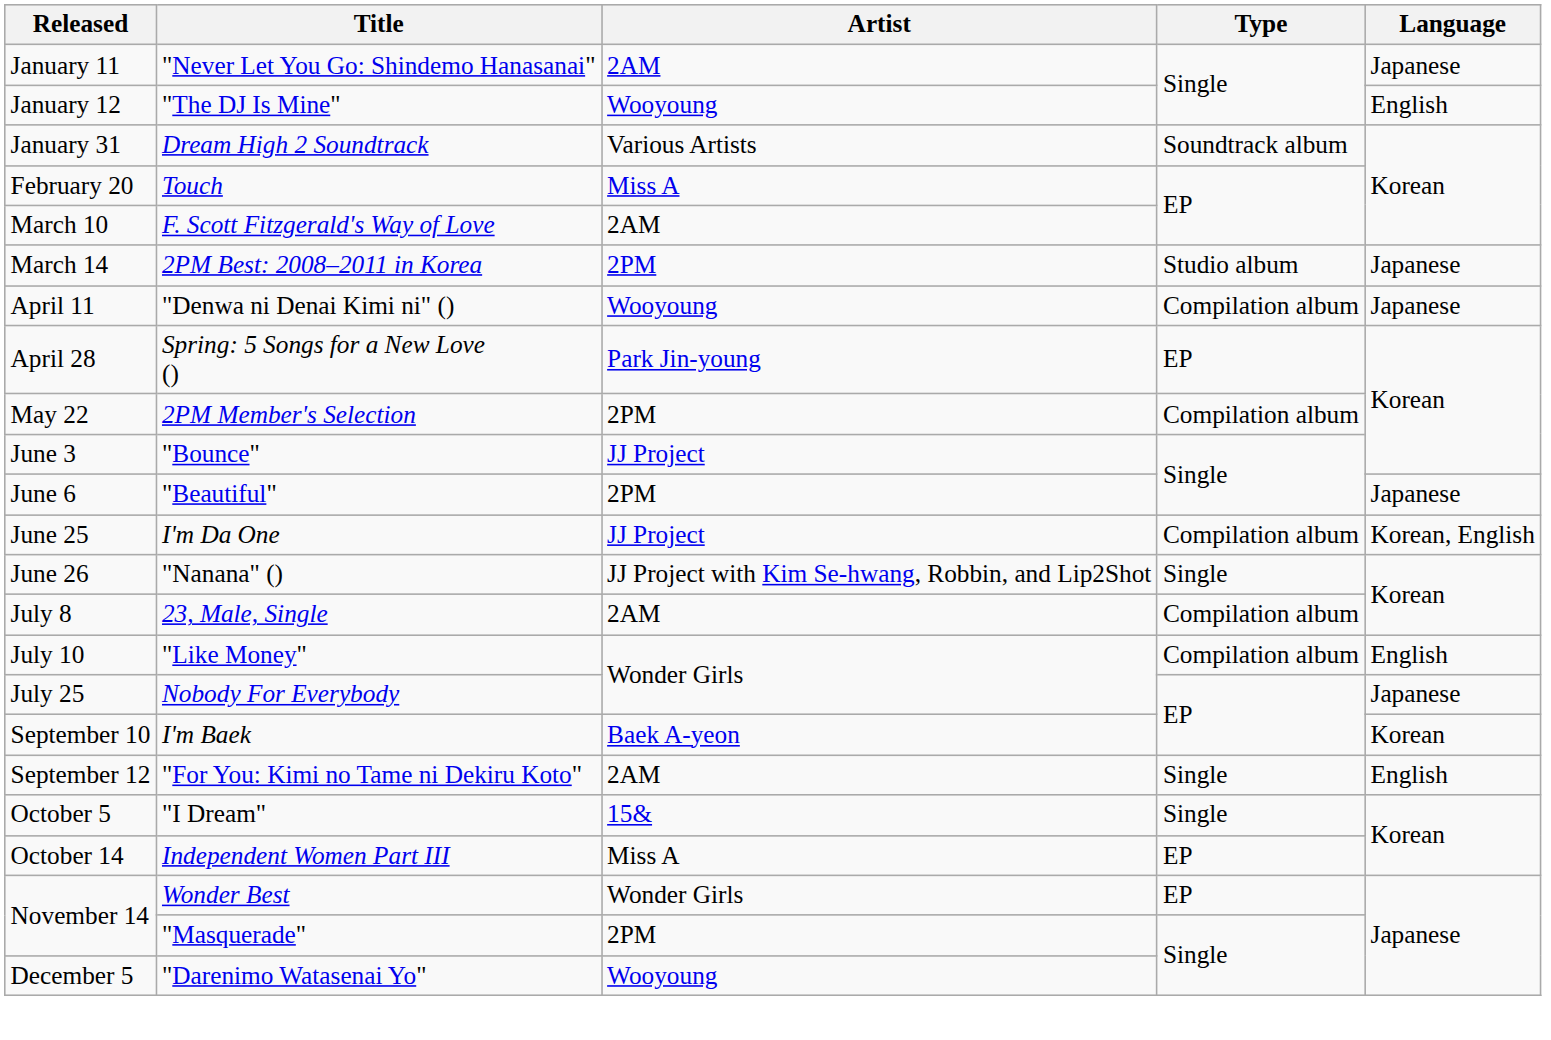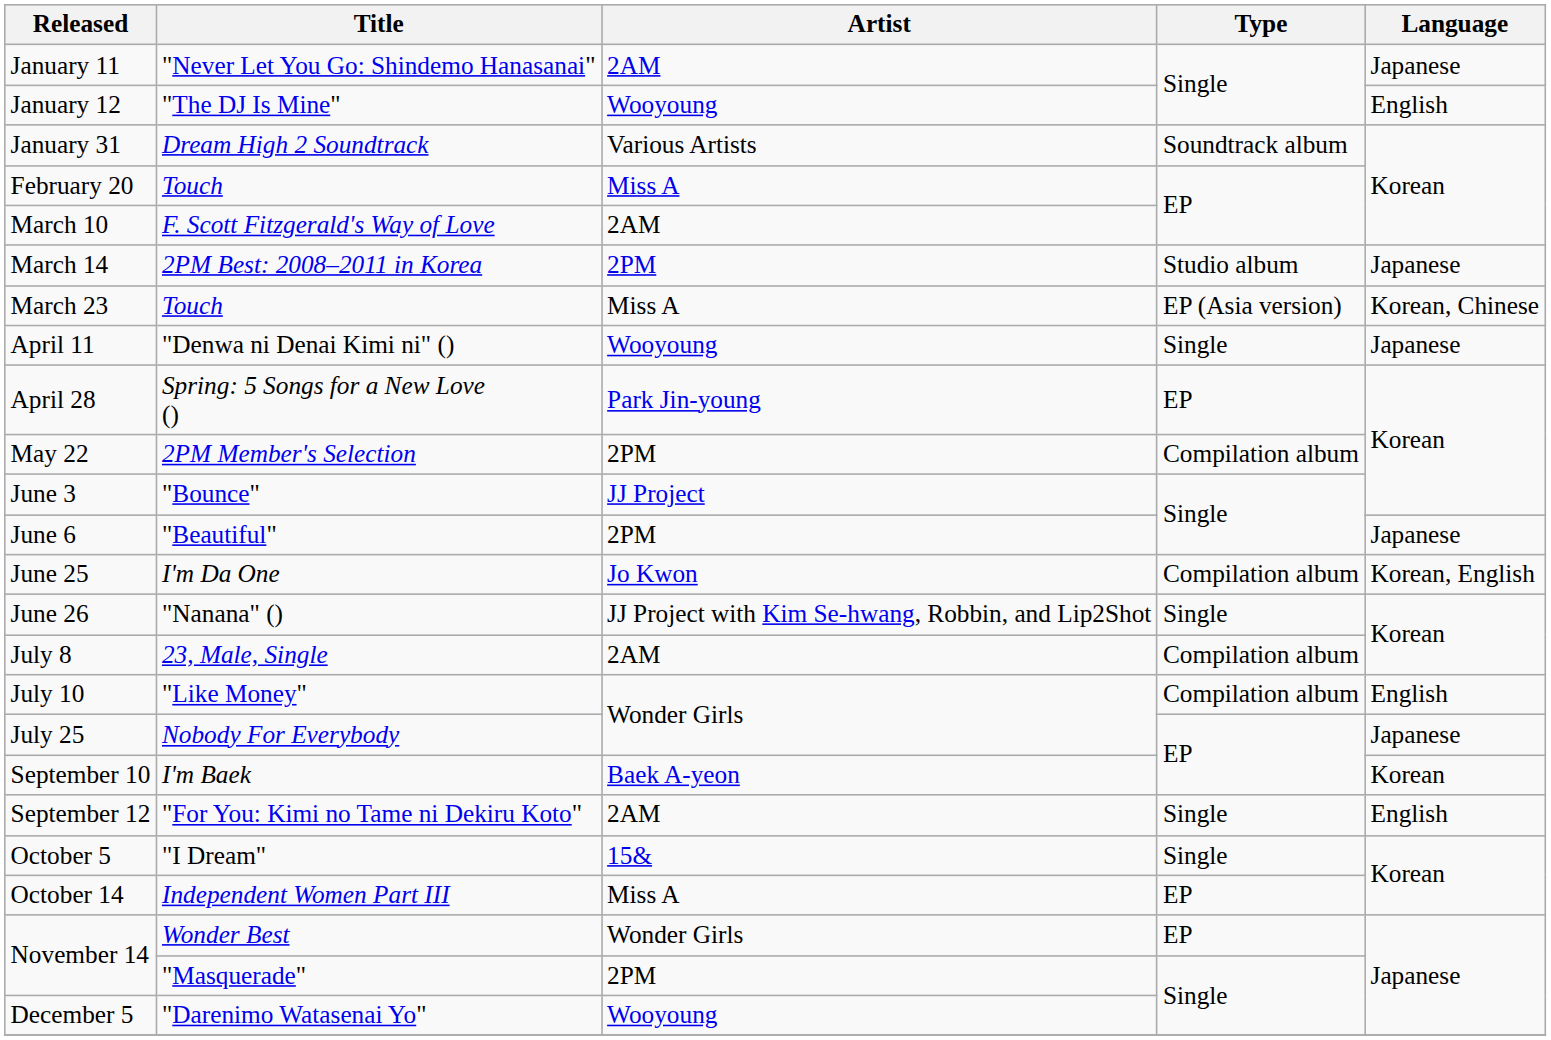+ row: (59, 305)
(1261, 305) Compilation album -> (1195, 345) Single
(656, 534) JJ Project -> (652, 574) Jo Kwon
